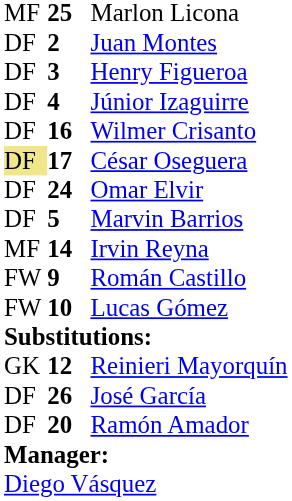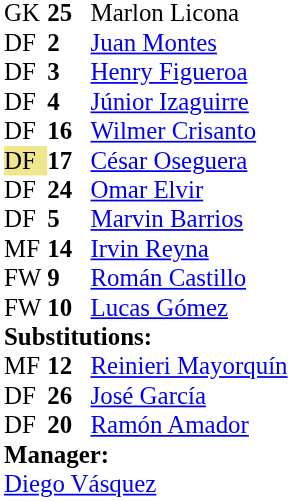(22, 13) MF -> (22, 13) GK
(22, 366) GK -> (22, 366) MF
